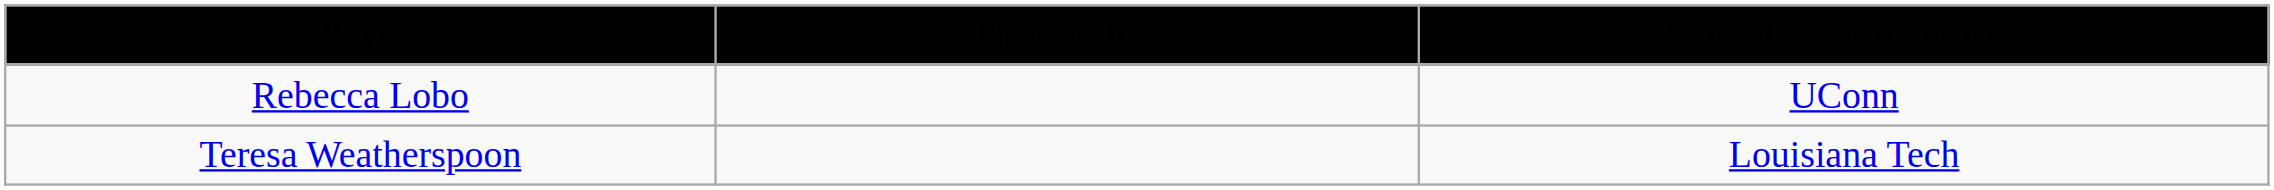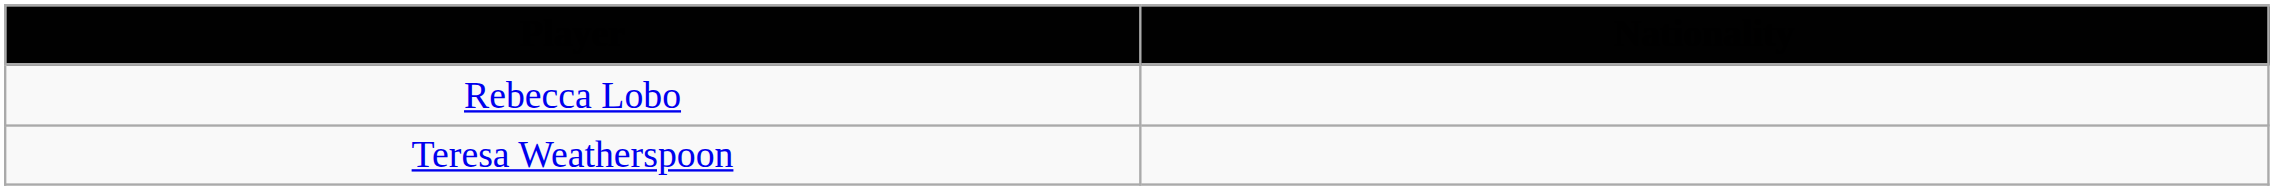- column: (1844, 34)
